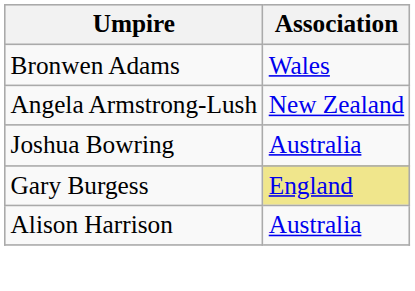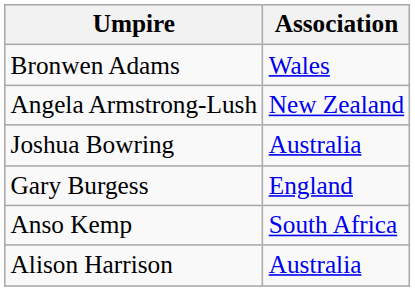(311, 184) khaki background -> (311, 184) no background
+ row: (71, 225)
